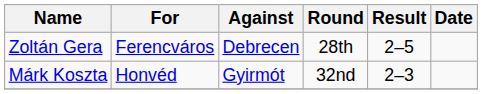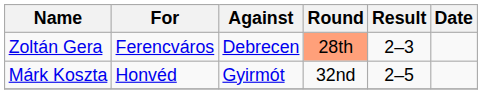(336, 46) no background -> (336, 46) lightsalmon background
(399, 46) 2–5 -> (399, 46) 2–3
(399, 74) 2–3 -> (399, 74) 2–5
